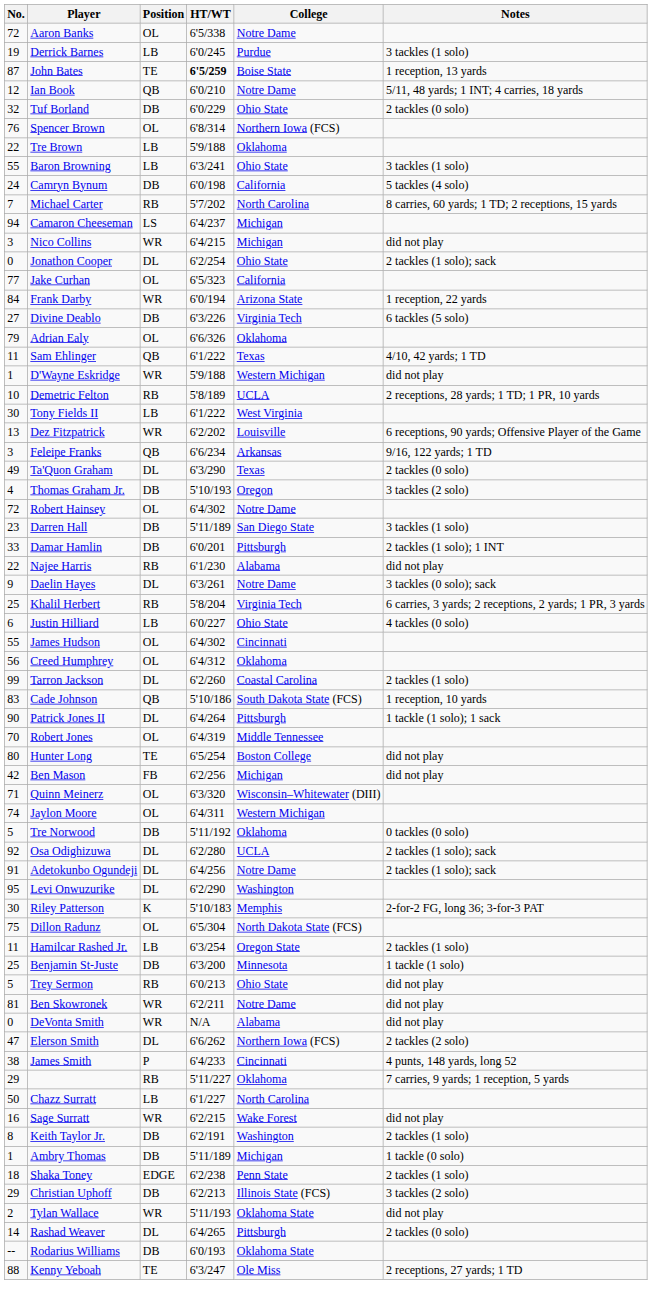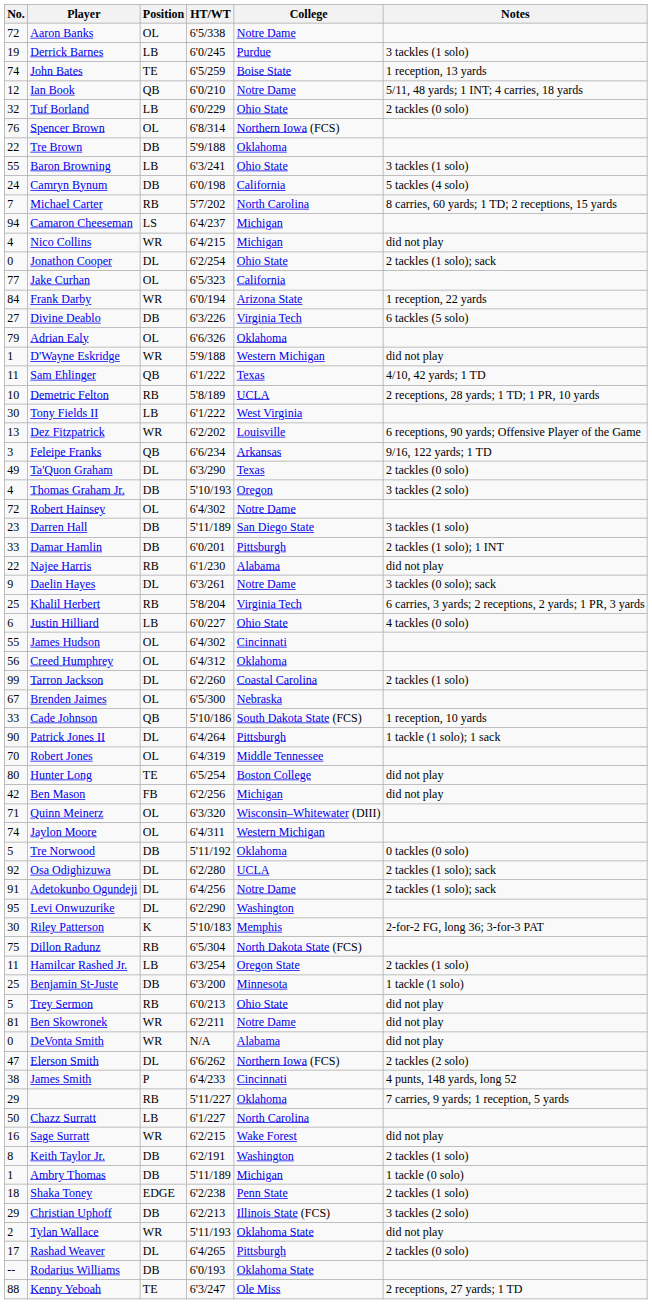(13, 71) 87 -> (13, 71) 74
(208, 71) bold -> (207, 71) normal
(151, 109) DB -> (151, 109) LB
(151, 147) LB -> (151, 147) DB
(10, 242) 3 -> (10, 242) 4
rows swapped: (63, 356) <-> (75, 375)
+ row: (68, 699)
(13, 699) 83 -> (13, 718) 33
(151, 927) OL -> (151, 946) RB
(13, 1232) 14 -> (13, 1251) 17
